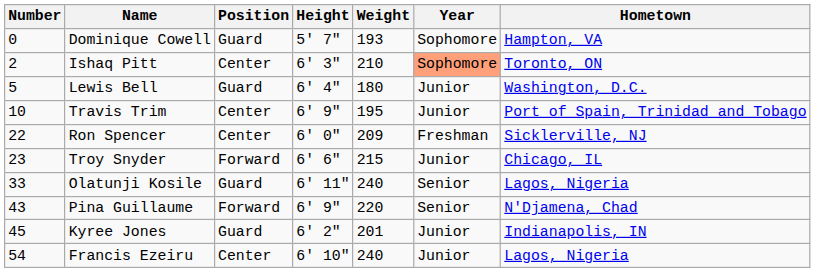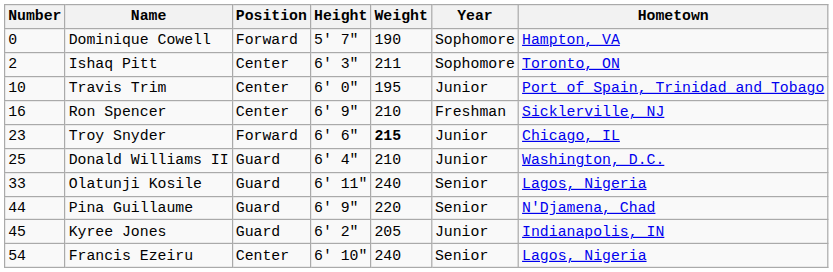(240, 41) Guard -> (267, 41) Forward
(370, 41) 193 -> (388, 41) 190
(370, 65) 210 -> (388, 65) 211
(457, 65) lightsalmon background -> (475, 65) no background
- row: (113, 89)
(318, 113) 6' 9" -> (336, 89) 6' 0"
(17, 137) 22 -> (17, 113) 16
(318, 137) 6' 0" -> (336, 113) 6' 9"
(370, 137) 209 -> (388, 113) 210
(370, 160) normal -> (388, 137) bold
+ row: (149, 160)
(17, 208) 43 -> (17, 208) 44
(249, 208) Forward -> (258, 208) Guard
(370, 232) 201 -> (388, 232) 205
(444, 256) Junior -> (462, 256) Senior
